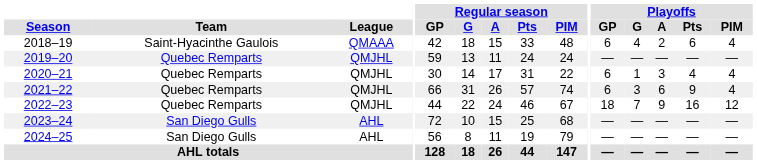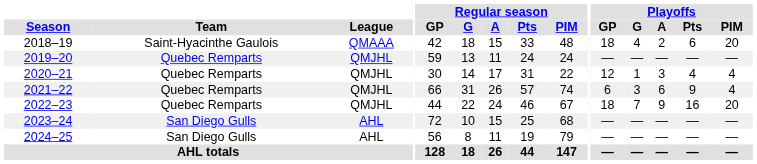(607, 43) 6 -> (607, 43) 18
(732, 43) 4 -> (732, 43) 20
(607, 74) 6 -> (607, 74) 12
(732, 105) 12 -> (732, 105) 20
